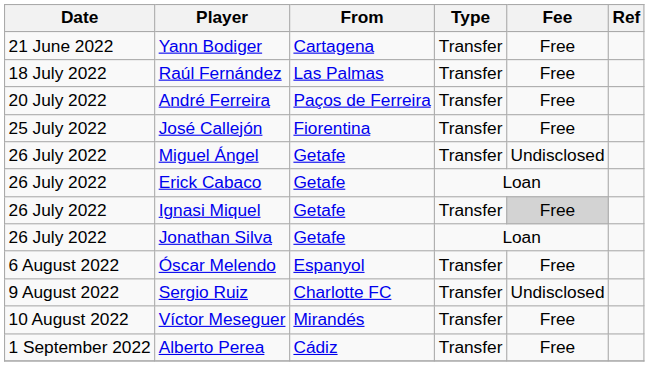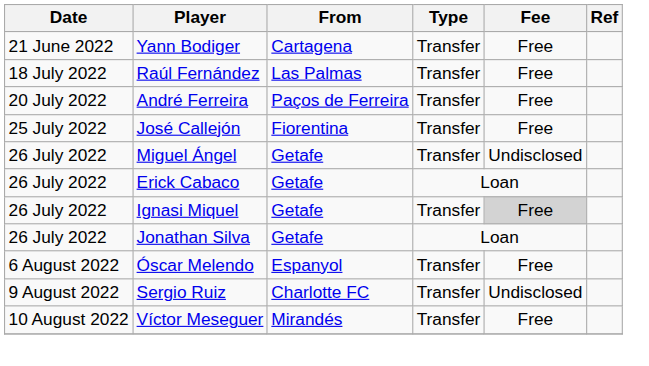- row: (212, 347)
